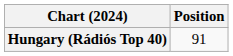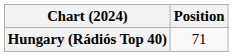(199, 39) 91 -> (199, 39) 71
